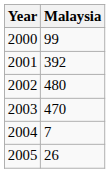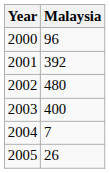(51, 39) 99 -> (51, 39) 96
(55, 109) 470 -> (55, 109) 400
